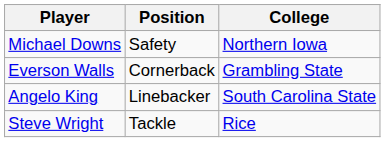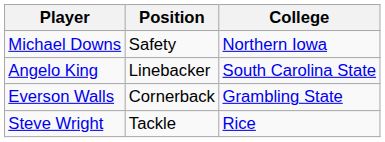rows swapped: (53, 96) <-> (61, 70)
